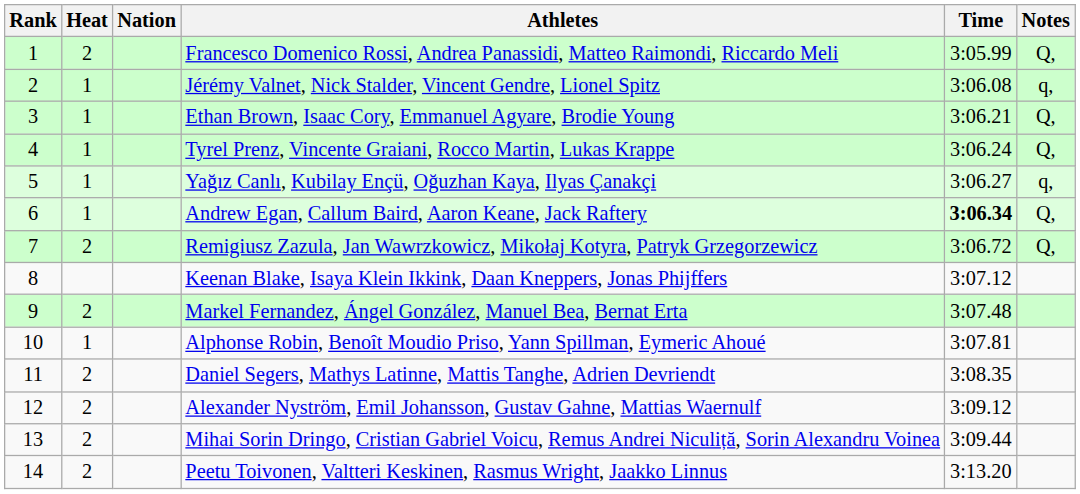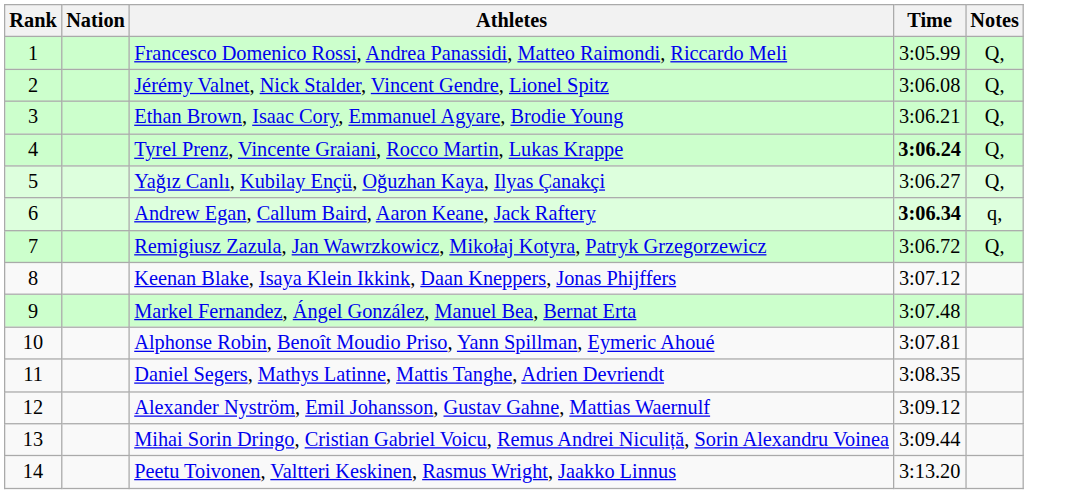- column: (87, 20)
(1046, 85) q, -> (995, 85) Q,
(981, 149) normal -> (930, 149) bold
(1046, 181) q, -> (995, 181) Q,
(1046, 213) Q, -> (995, 213) q,
